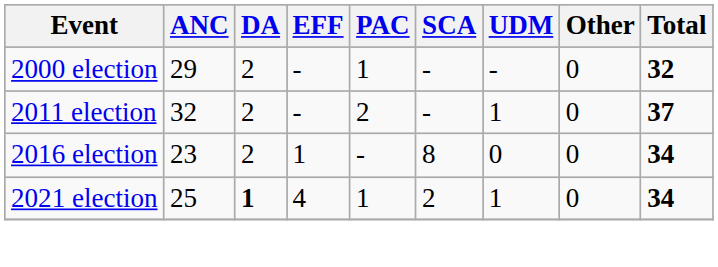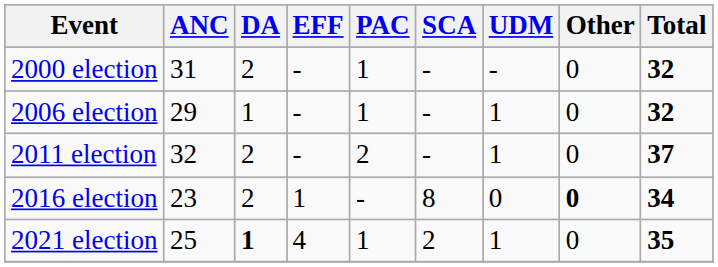(183, 68) 29 -> (183, 68) 31
+ row: (84, 111)
(573, 154) normal -> (573, 197) bold
(661, 197) 34 -> (661, 240) 35
